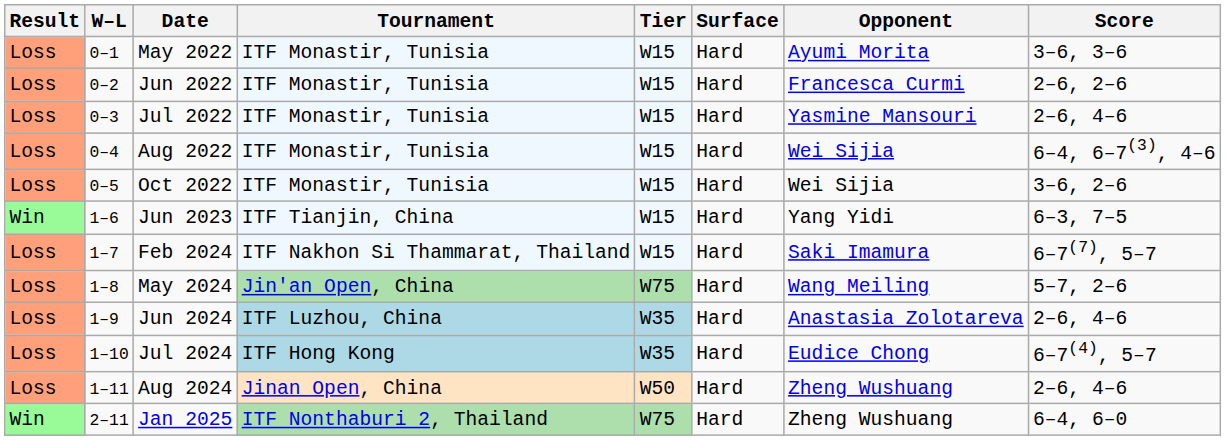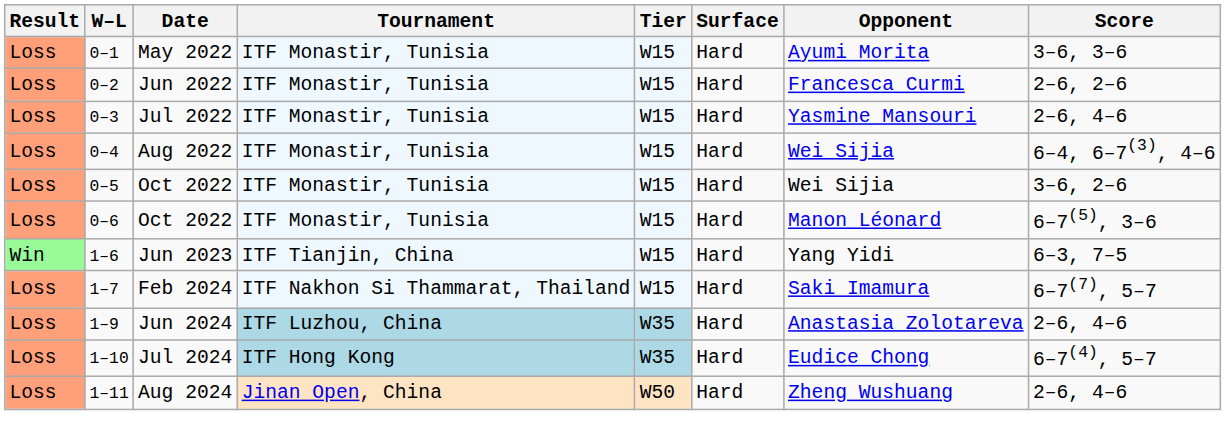+ row: (104, 221)
- row: (104, 288)
- row: (109, 421)
